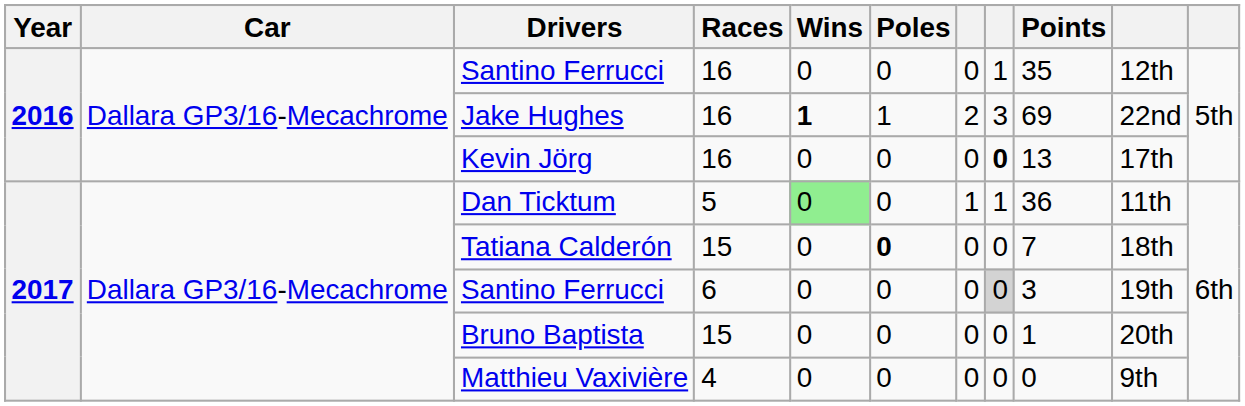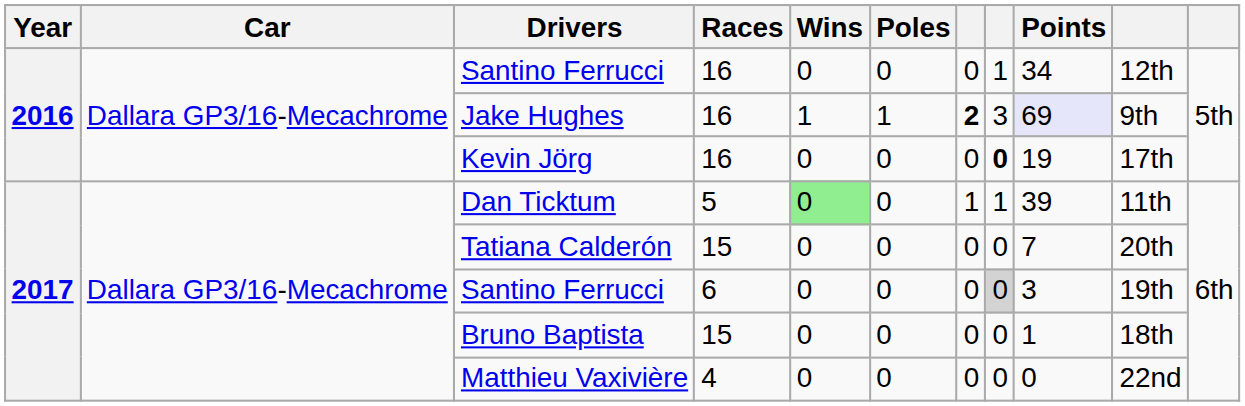(1037, 71) 35 -> (1037, 71) 34
(804, 114) bold -> (804, 114) normal
(972, 114) normal -> (972, 114) bold
(1037, 114) no background -> (1037, 114) lavender background
(1151, 114) 22nd -> (1139, 114) 9th
(1037, 158) 13 -> (1037, 158) 19
(1037, 202) 36 -> (1037, 202) 39
(884, 246) bold -> (884, 246) normal
(1147, 246) 18th -> (1147, 246) 20th
(1147, 334) 20th -> (1147, 334) 18th
(1139, 378) 9th -> (1151, 378) 22nd
